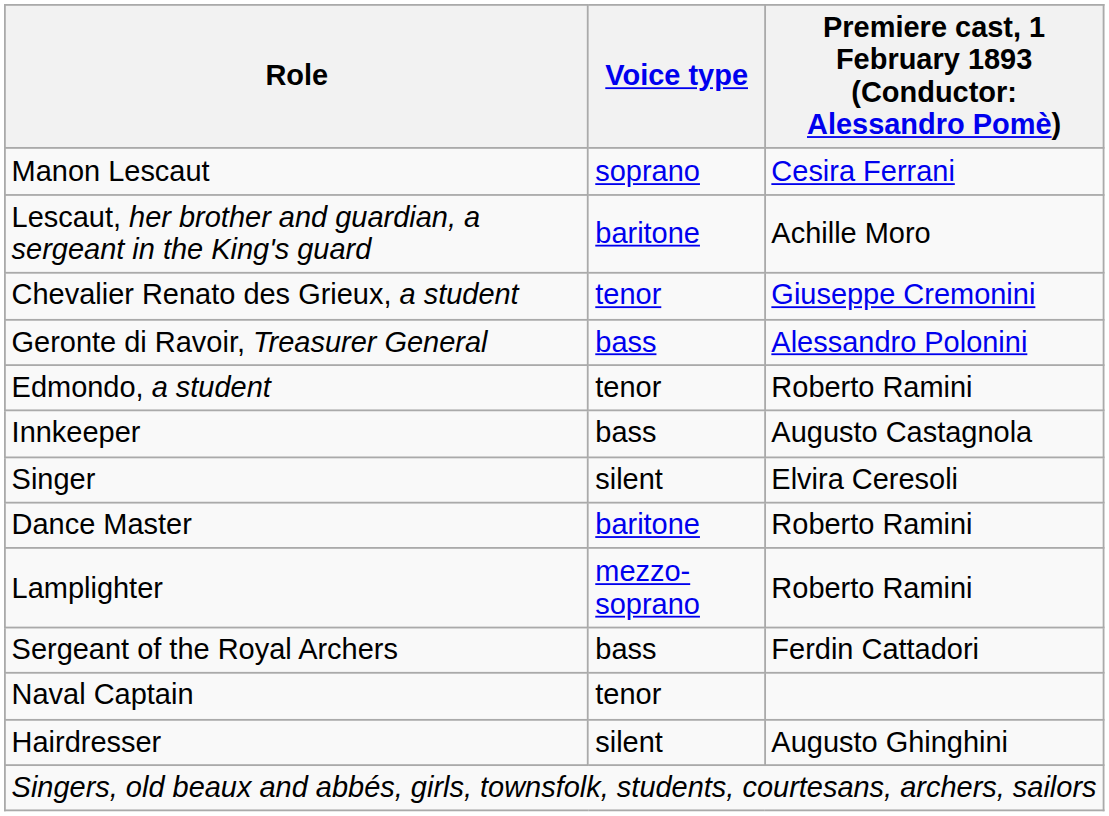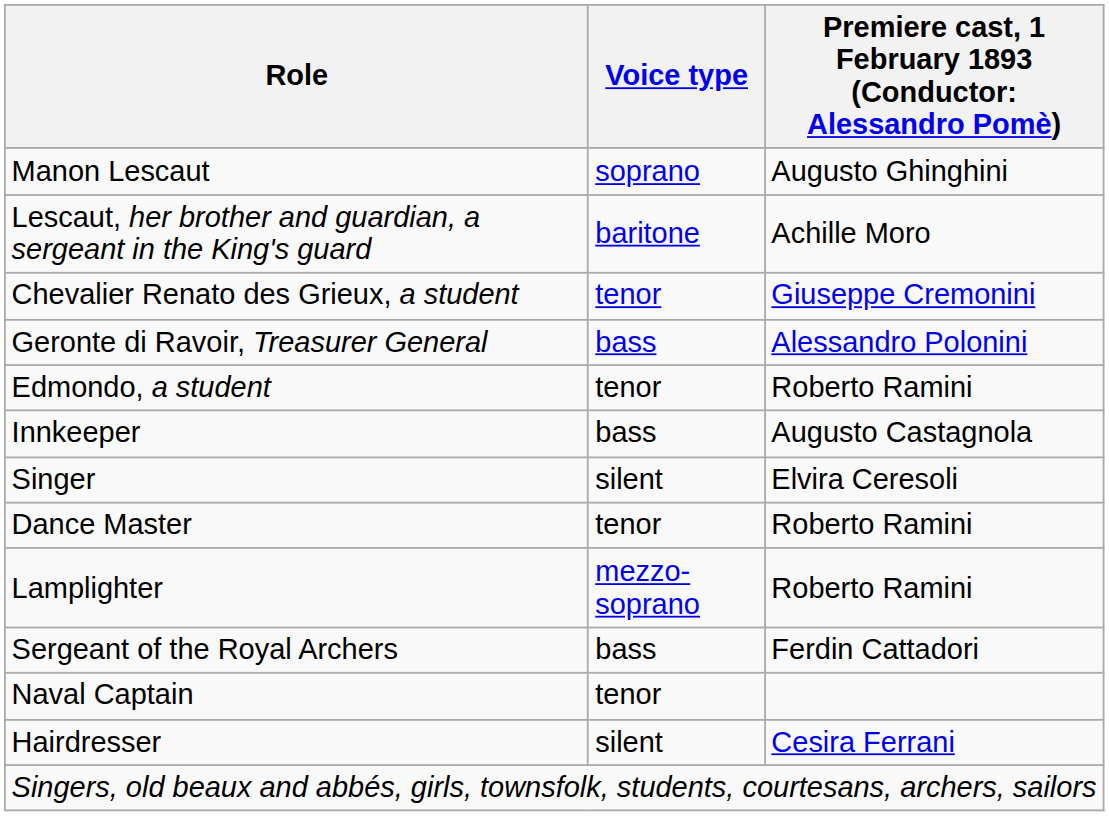(863, 171) Cesira Ferrani -> (890, 171) Augusto Ghinghini
(648, 525) baritone -> (628, 525) tenor
(890, 741) Augusto Ghinghini -> (863, 741) Cesira Ferrani
